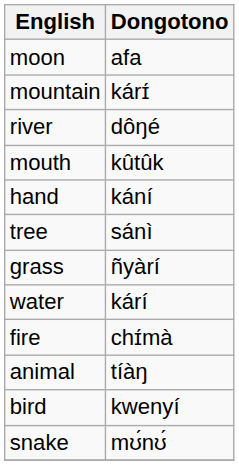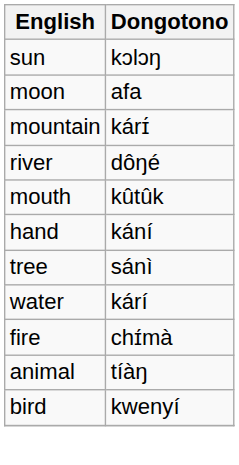+ row: (28, 57)
- row: (37, 267)
- row: (39, 442)
